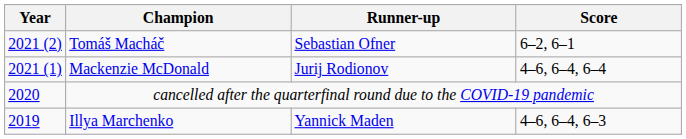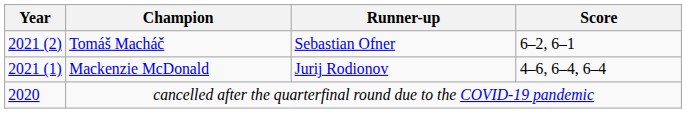- row: (121, 121)
